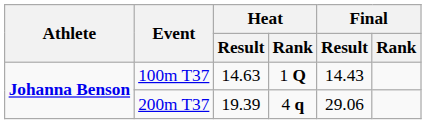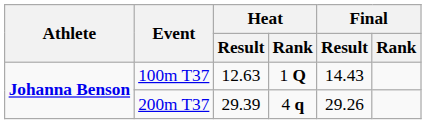(241, 76) 14.63 -> (241, 76) 12.63
(241, 104) 19.39 -> (241, 104) 29.39
(345, 104) 29.06 -> (345, 104) 29.26
